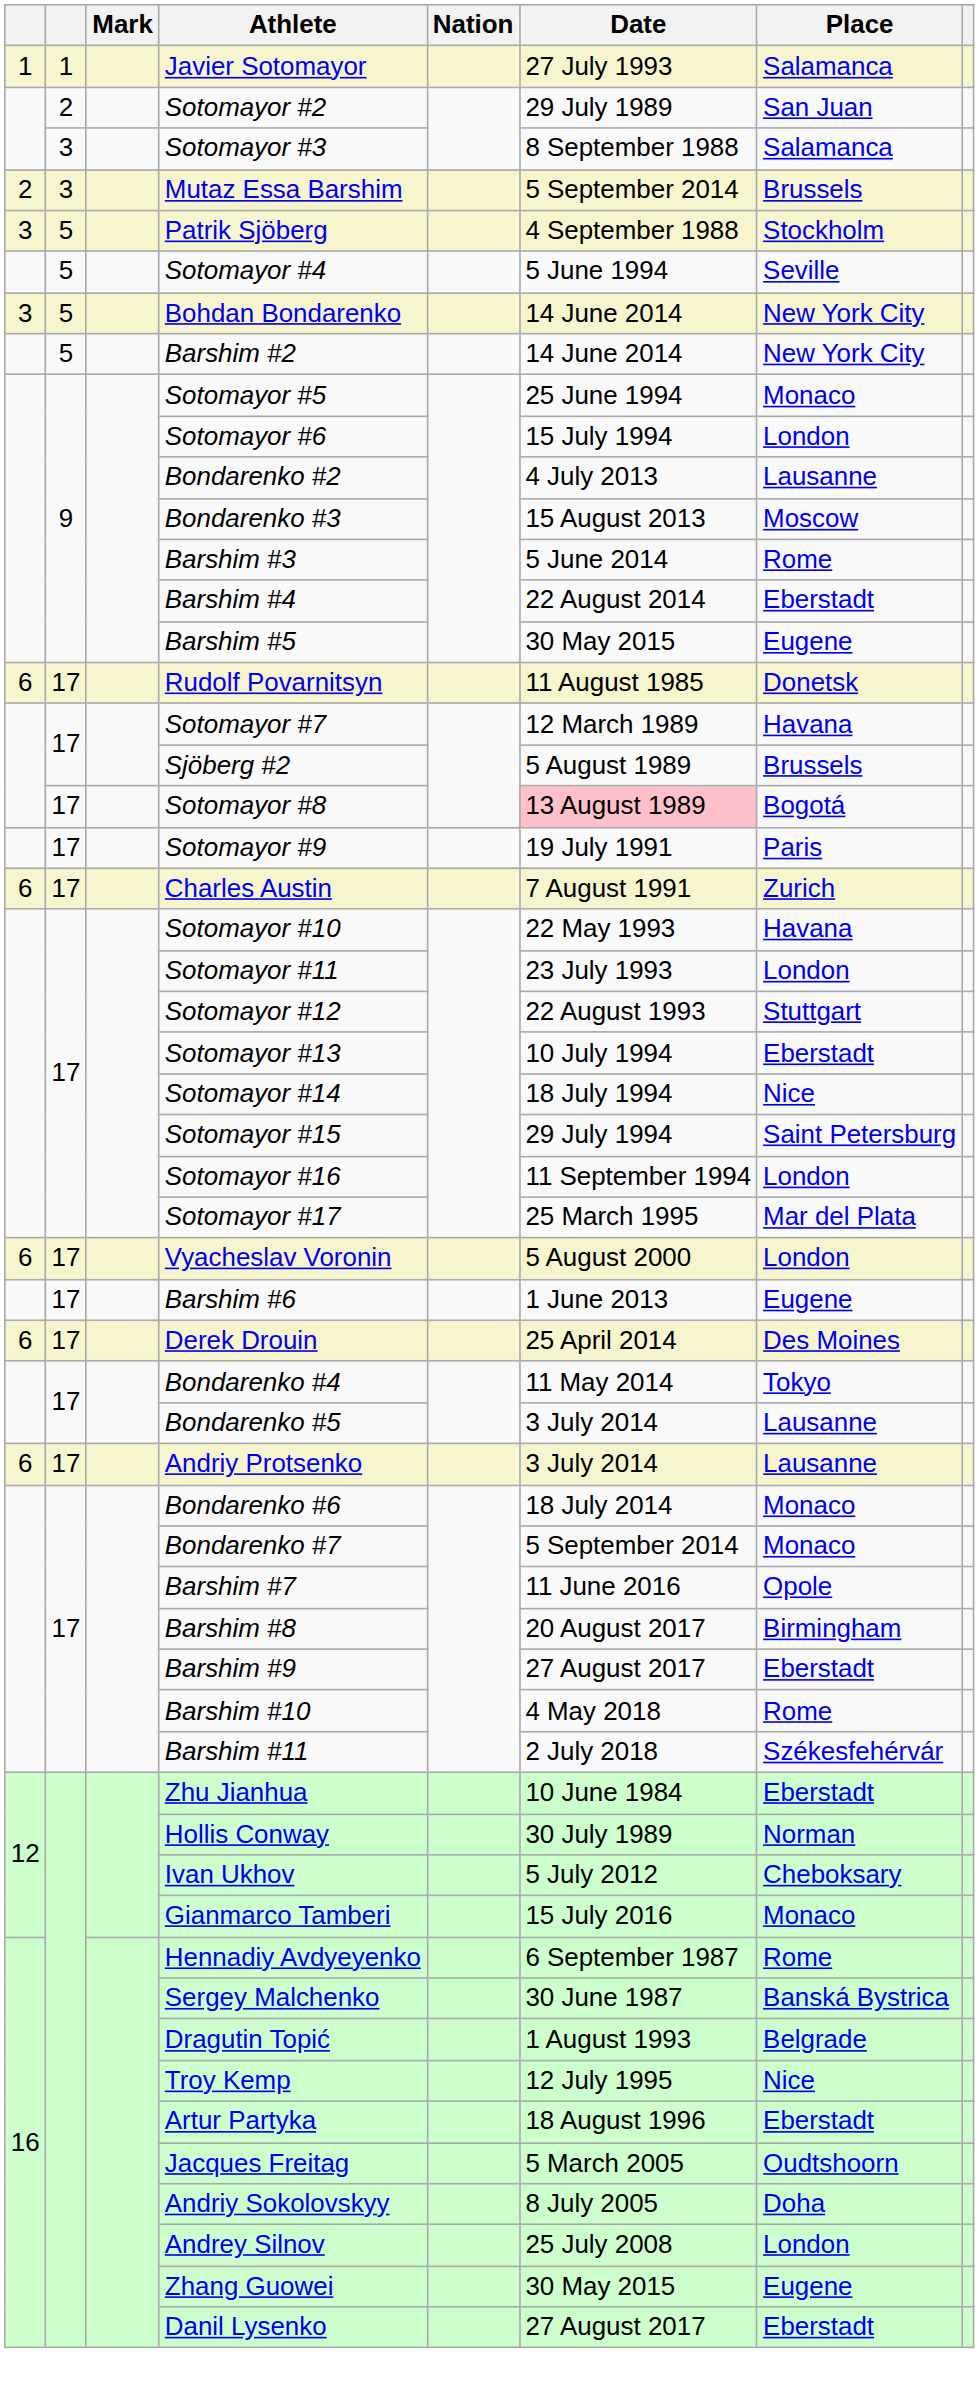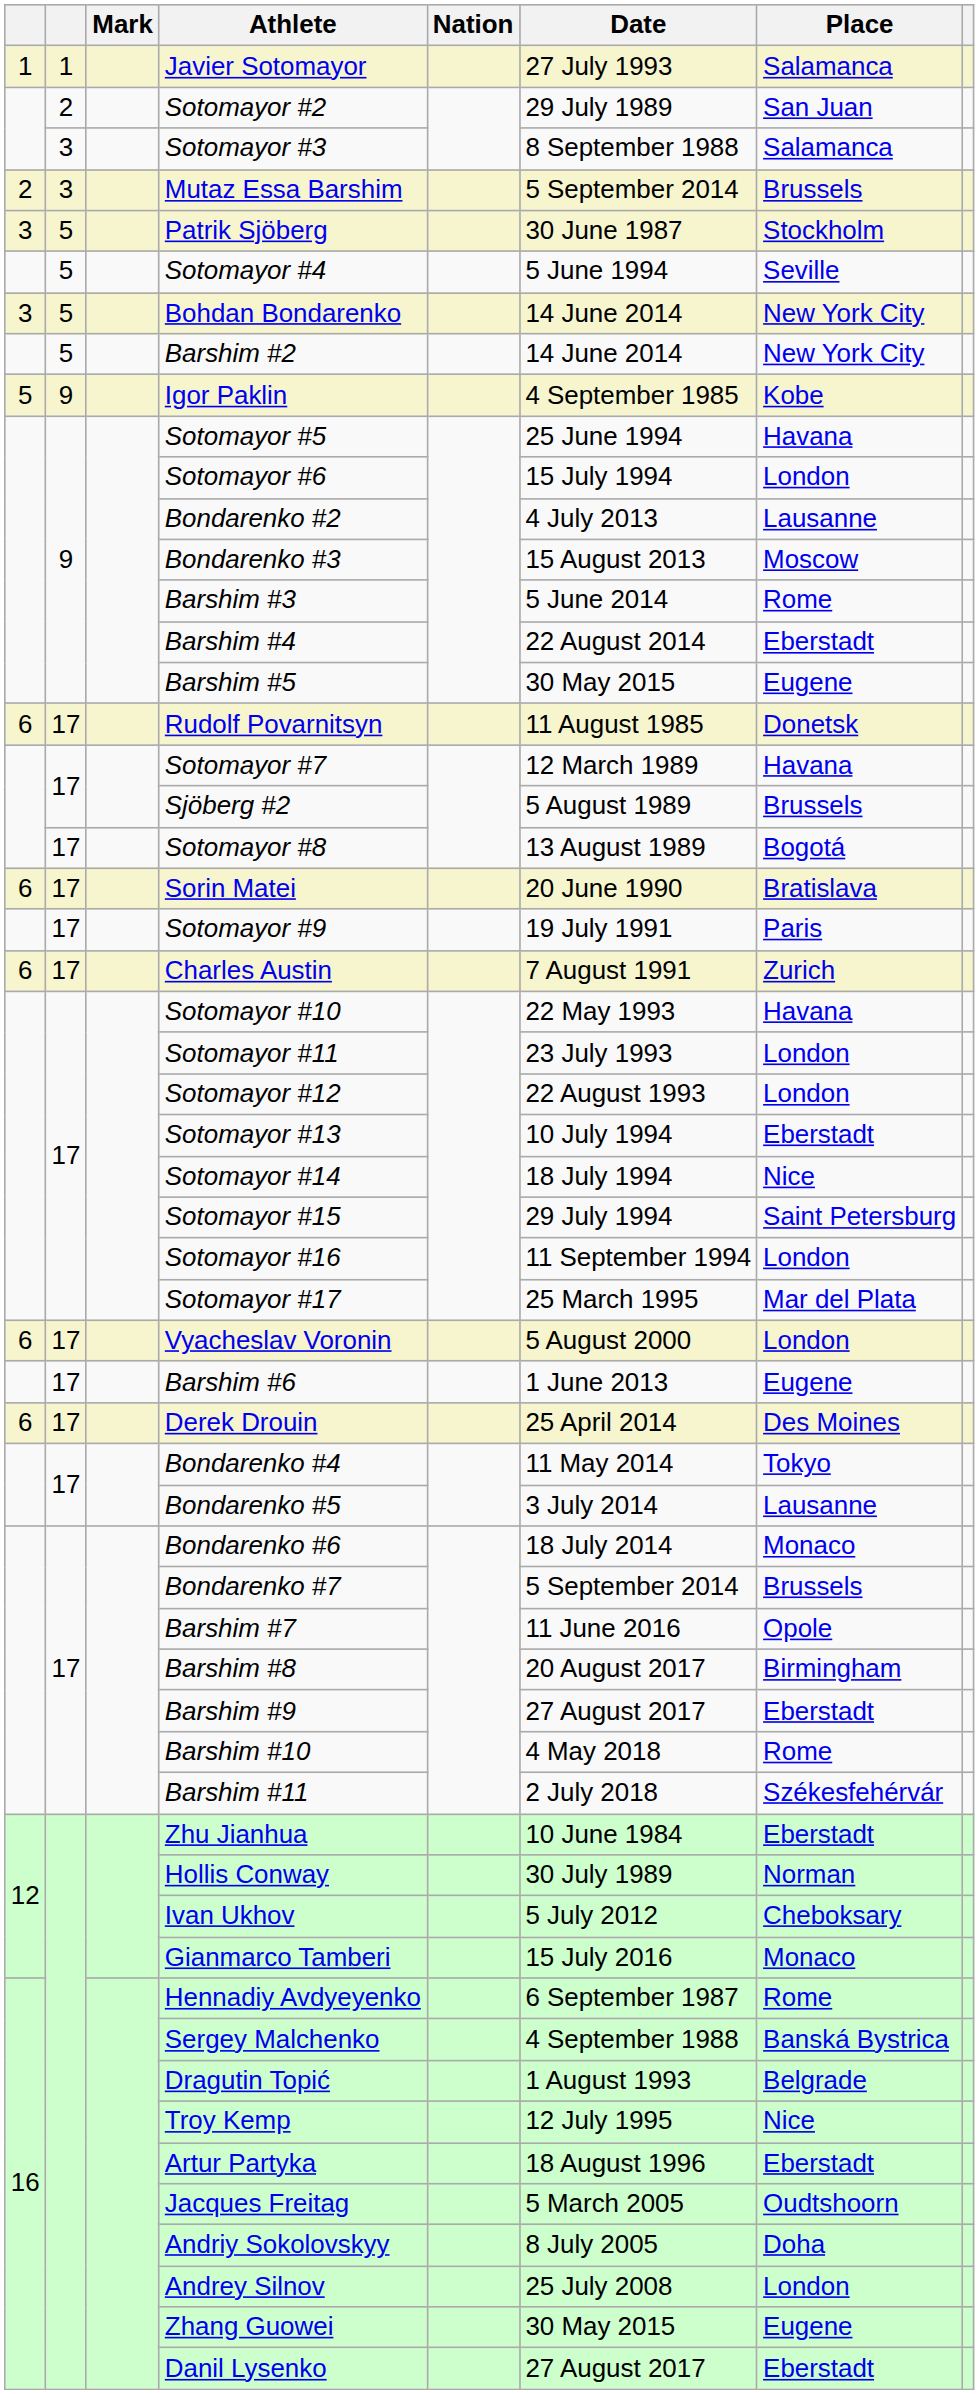(632, 230) 4 September 1988 -> (604, 230) 30 June 1987
+ row: (226, 395)
(809, 395) Monaco -> (808, 436) Havana
(615, 806) pink background -> (615, 847) no background
+ row: (230, 888)
(812, 1011) Stuttgart -> (806, 1093) London
- row: (264, 1463)
(809, 1546) Monaco -> (813, 1587) Brussels
(604, 1998) 30 June 1987 -> (632, 2039) 4 September 1988
